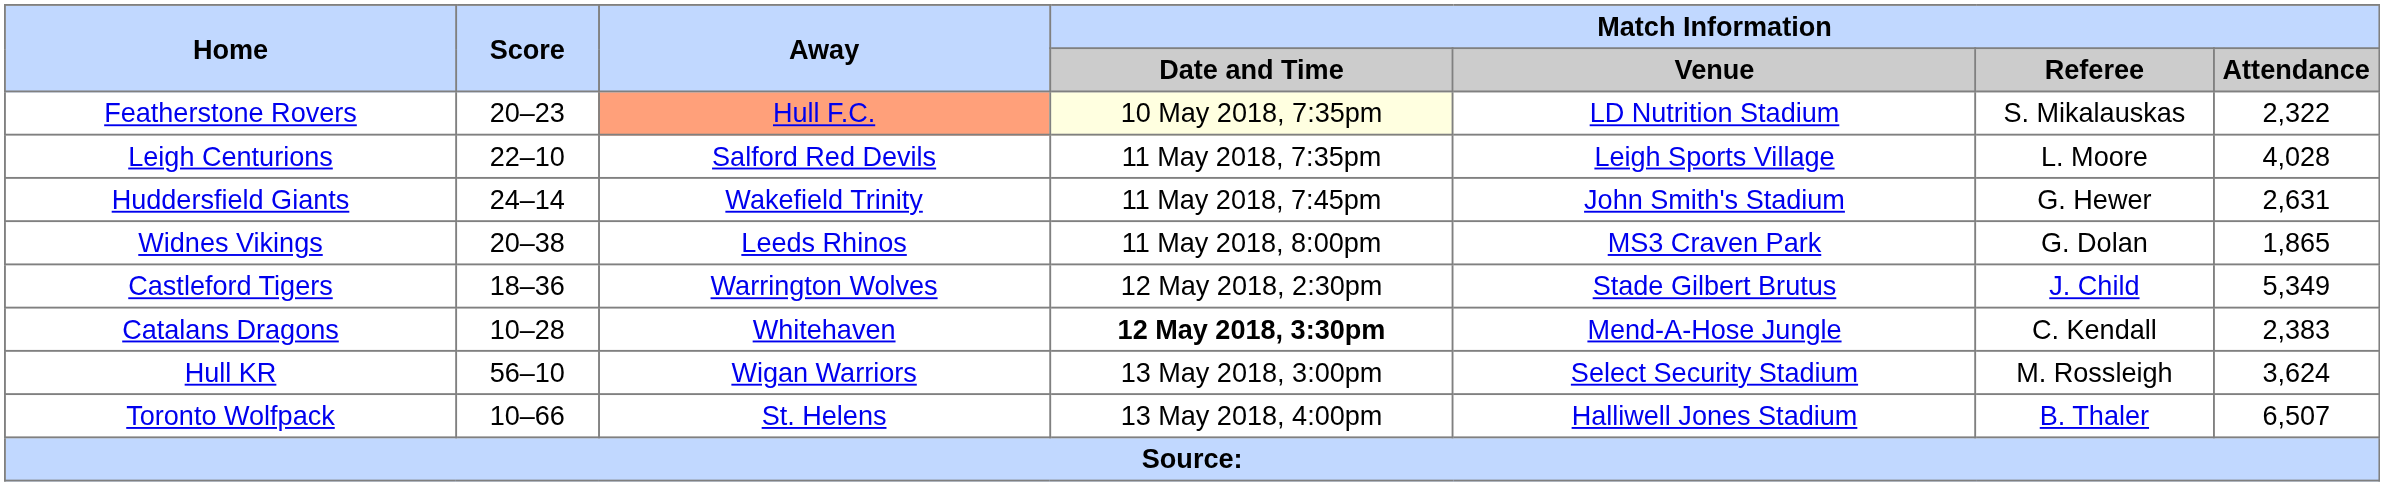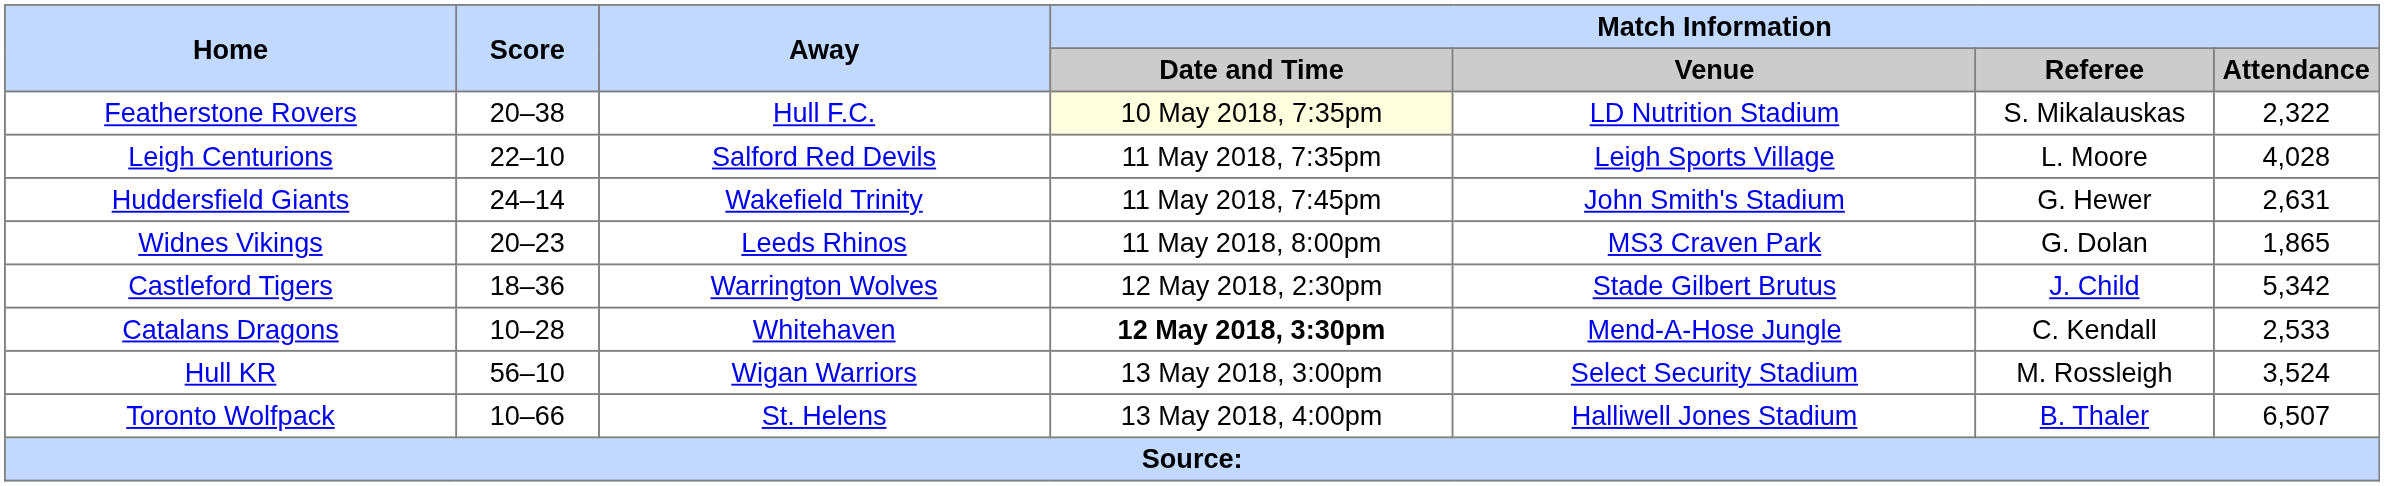(527, 113) 20–23 -> (527, 113) 20–38
(824, 113) lightsalmon background -> (824, 113) no background
(527, 243) 20–38 -> (527, 243) 20–23
(2296, 286) 5,349 -> (2296, 286) 5,342
(2296, 329) 2,383 -> (2296, 329) 2,533
(2296, 372) 3,624 -> (2296, 372) 3,524
